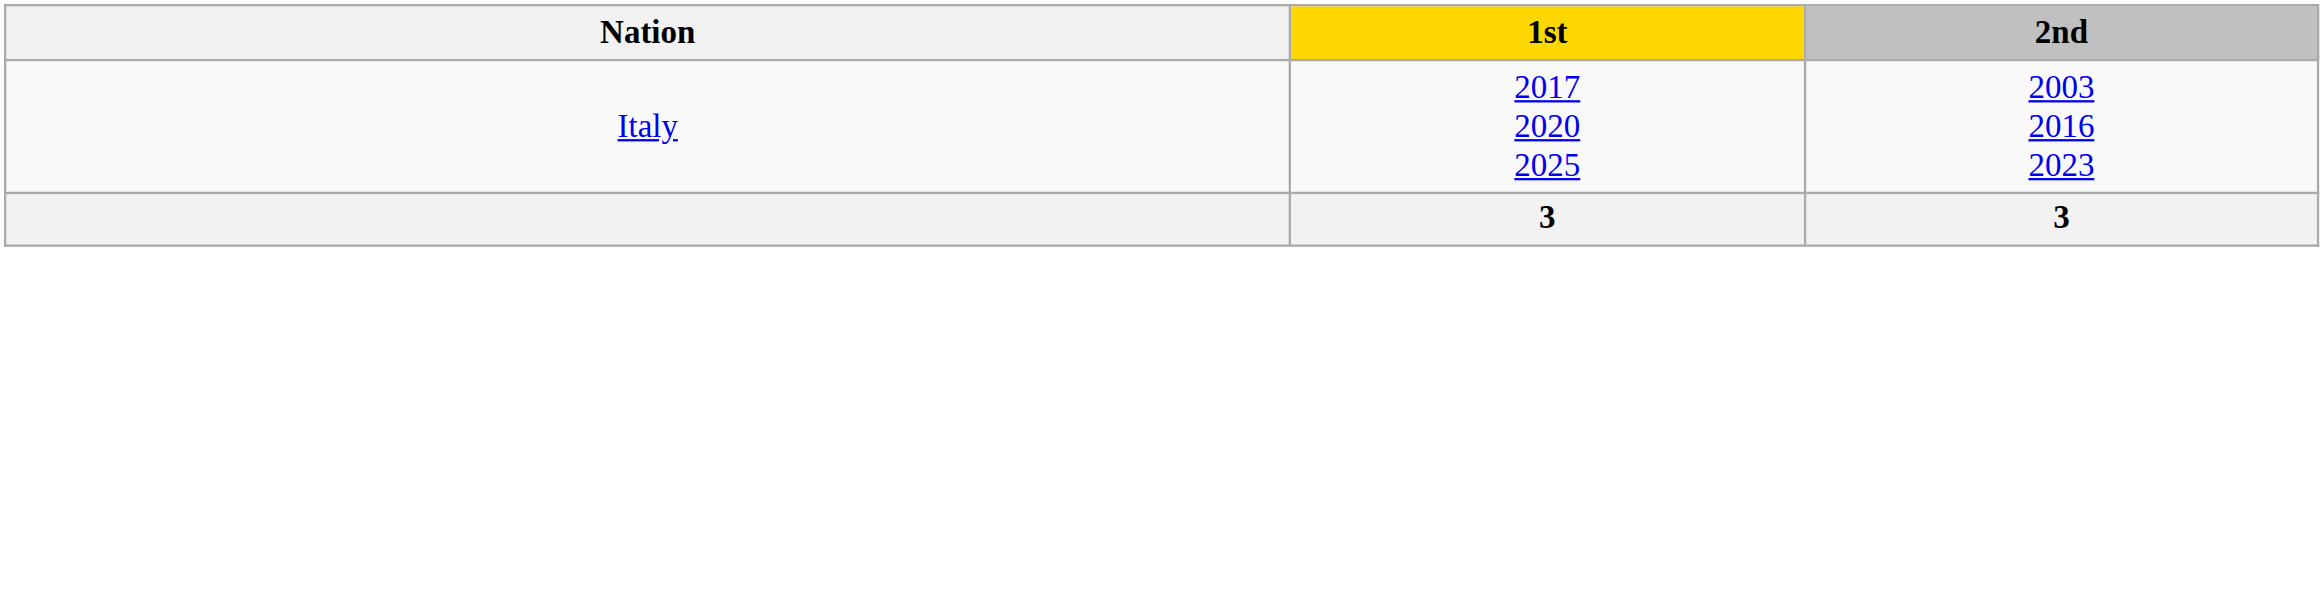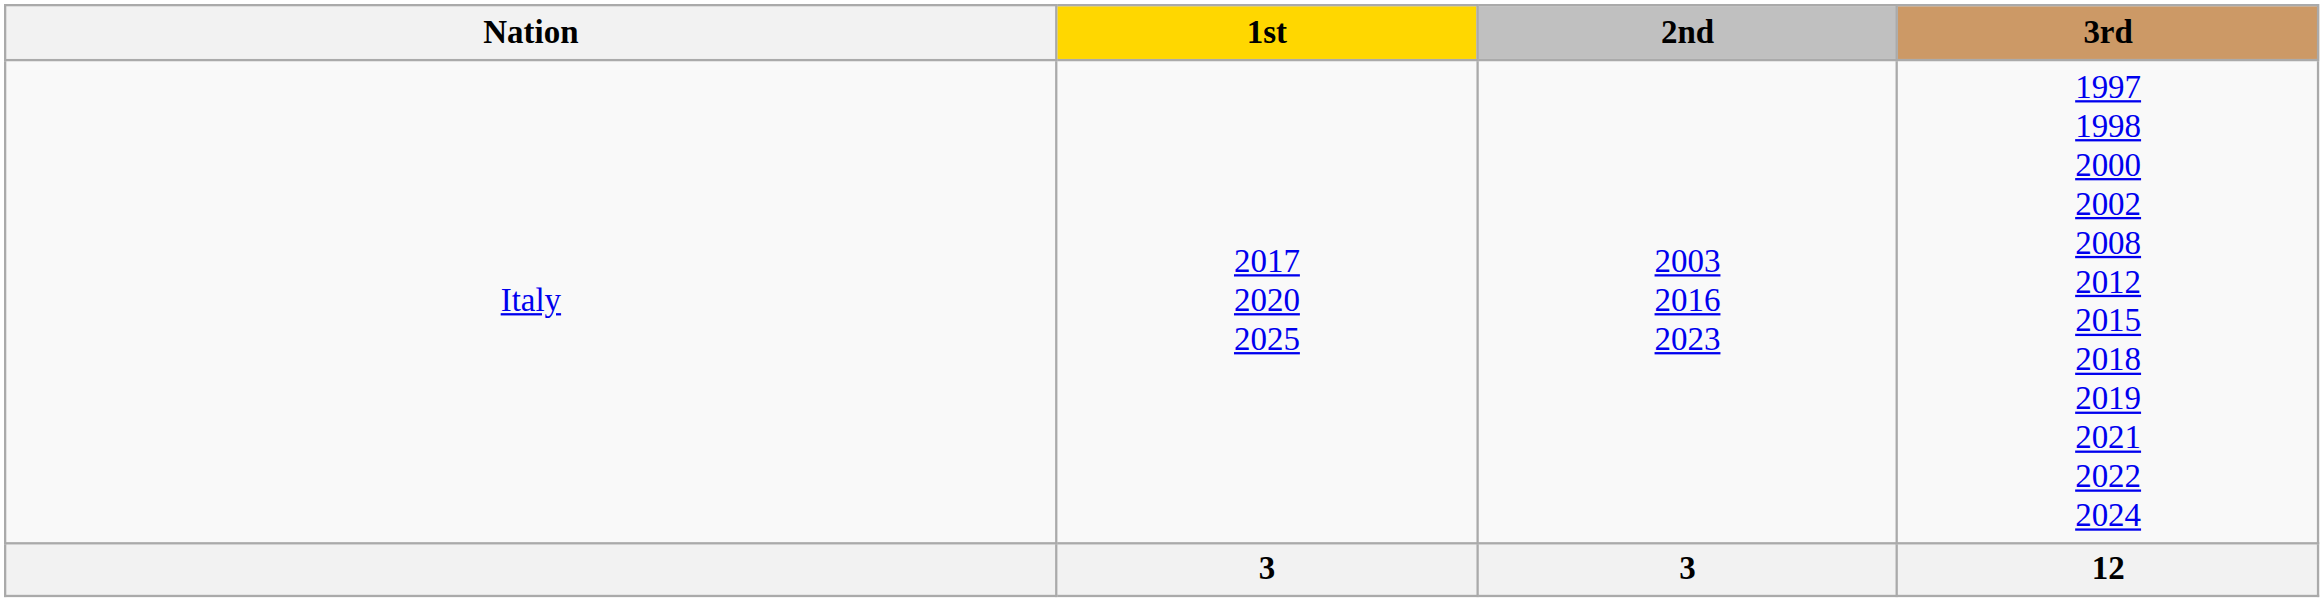+ column: (2108, 32)
